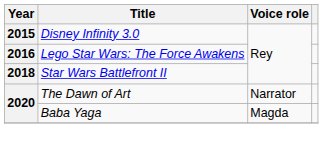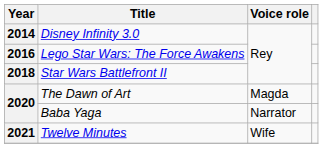(21, 34) 2015 -> (21, 34) 2014
(273, 93) Narrator -> (269, 93) Magda
(269, 113) Magda -> (273, 113) Narrator
+ row: (84, 133)
